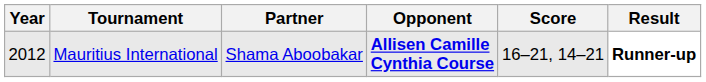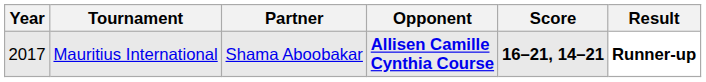(27, 54) 2012 -> (27, 54) 2017
(553, 54) normal -> (553, 54) bold
